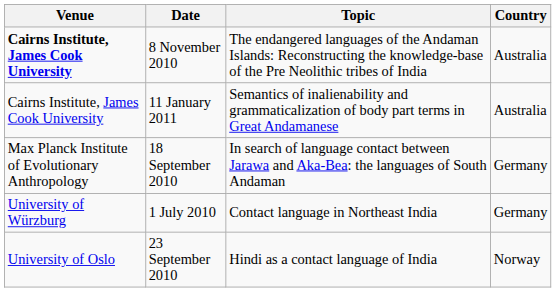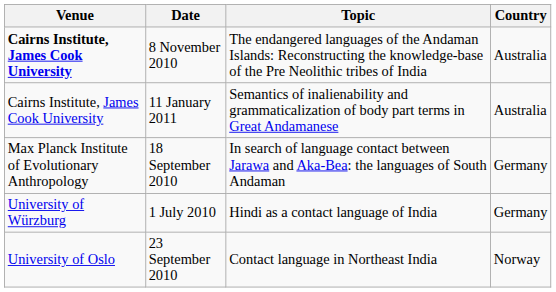(333, 212) Contact language in Northeast India -> (333, 212) Hindi as a contact language of India
(333, 259) Hindi as a contact language of India -> (333, 259) Contact language in Northeast India
